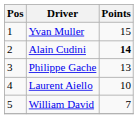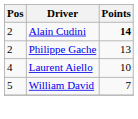- row: (56, 31)
(10, 67) 3 -> (10, 49) 2
